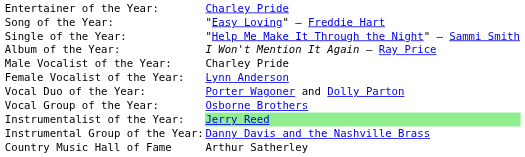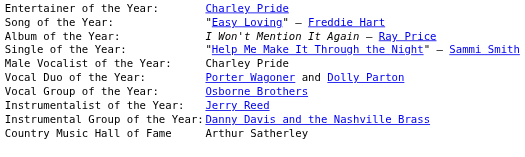rows swapped: (66, 36) <-> (63, 50)
- row: (95, 78)
(238, 119) lightgreen background -> (238, 106) no background
